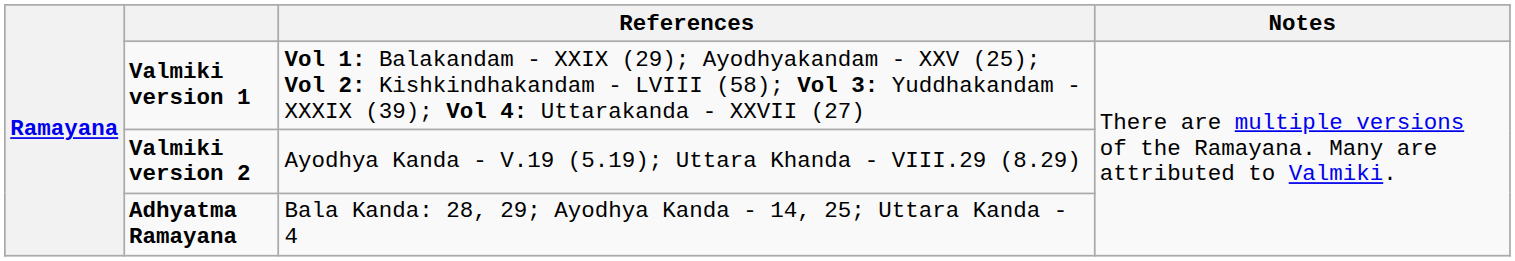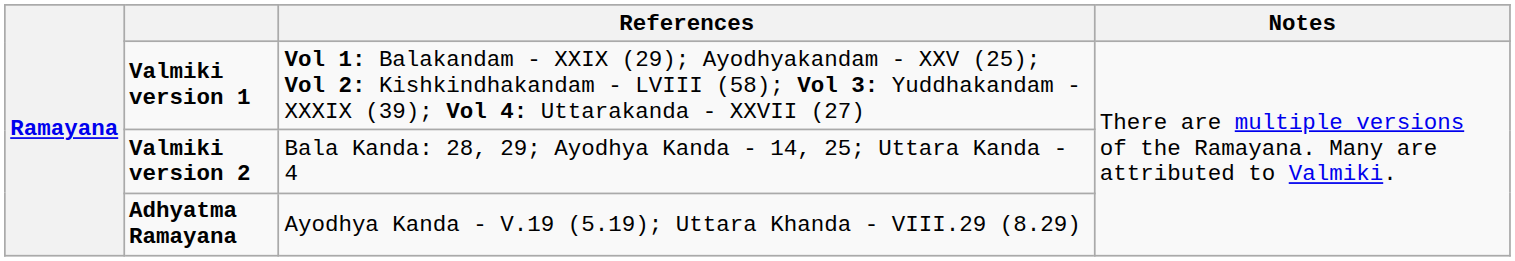(683, 161) Ayodhya Kanda - V.19 (5.19); Uttara Khanda - VIII.29 (8.29) -> (676, 161) Bala Kanda: 28, 29; Ayodhya Kanda - 14, 25; Uttara Kanda - 4
(676, 224) Bala Kanda: 28, 29; Ayodhya Kanda - 14, 25; Uttara Kanda - 4 -> (683, 224) Ayodhya Kanda - V.19 (5.19); Uttara Khanda - VIII.29 (8.29)
